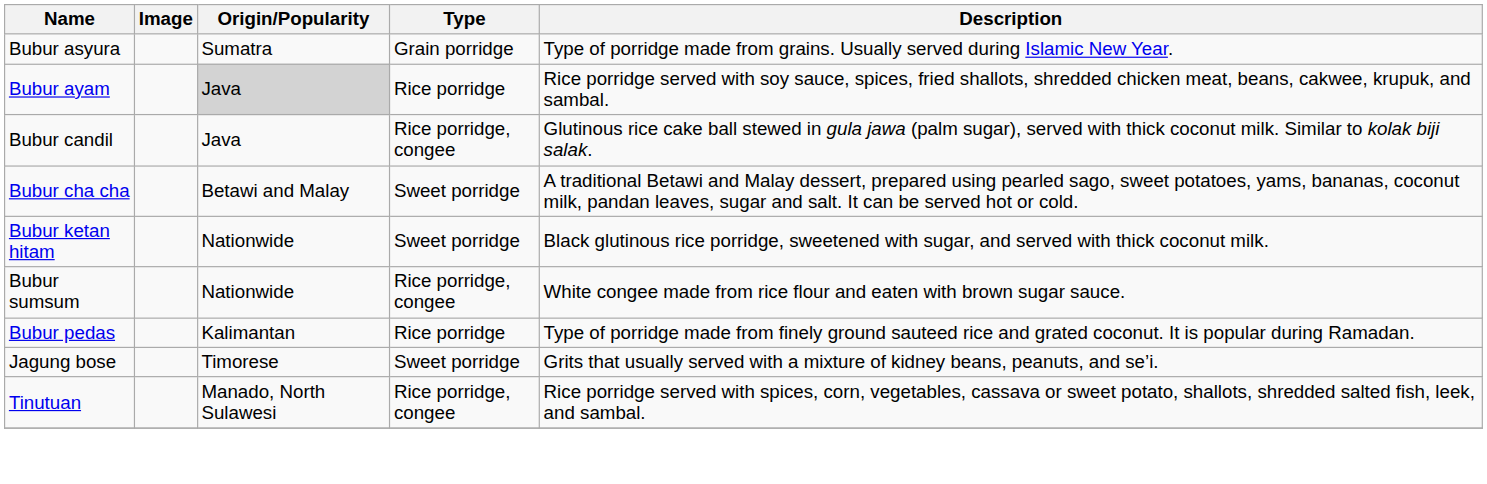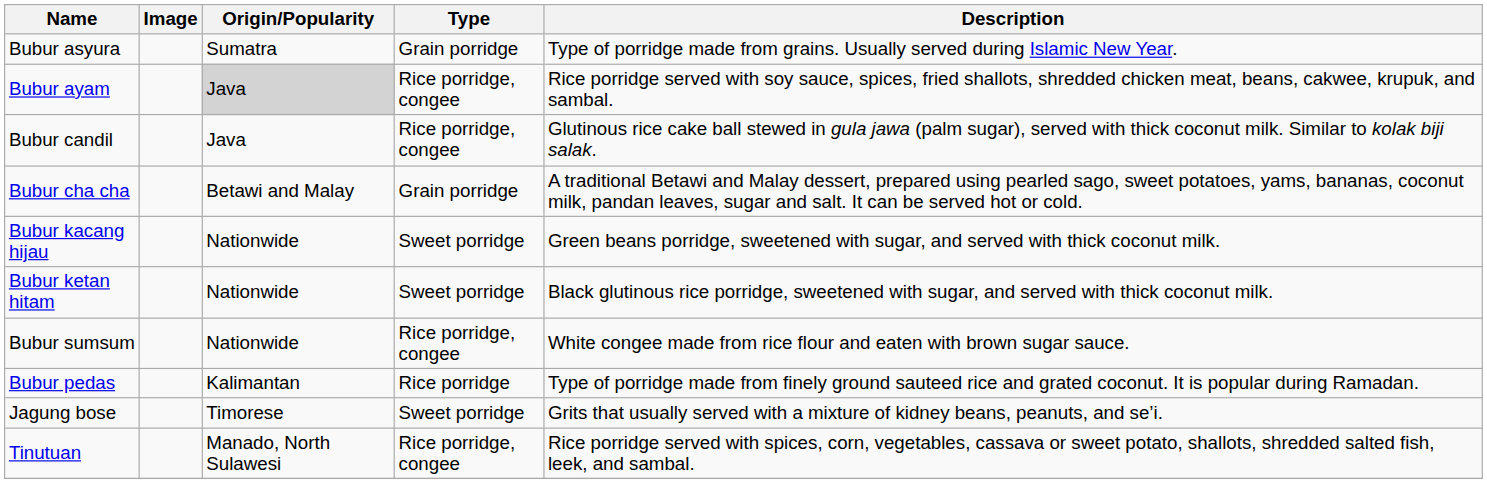(450, 89) Rice porridge -> (457, 89) Rice porridge, congee
(457, 190) Sweet porridge -> (458, 190) Grain porridge
+ row: (67, 241)
